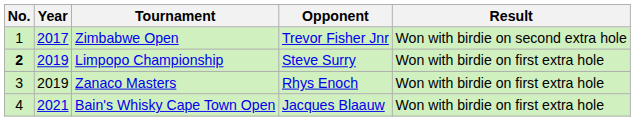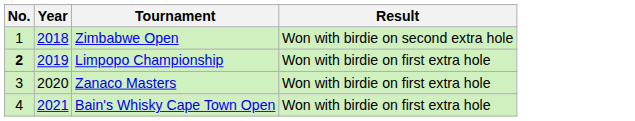- column: (335, 16)
(53, 38) 2017 -> (53, 38) 2018
(53, 83) 2019 -> (53, 83) 2020
